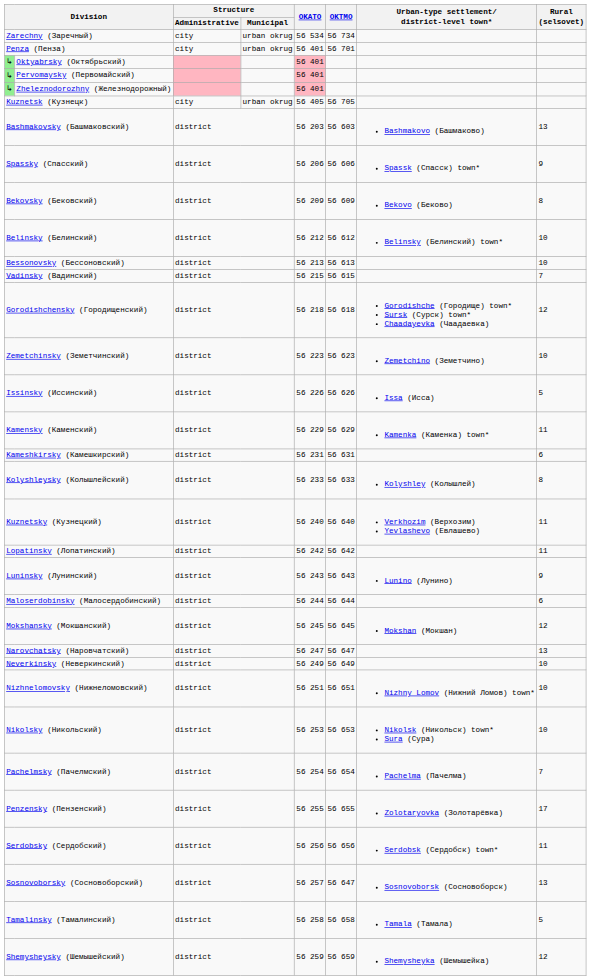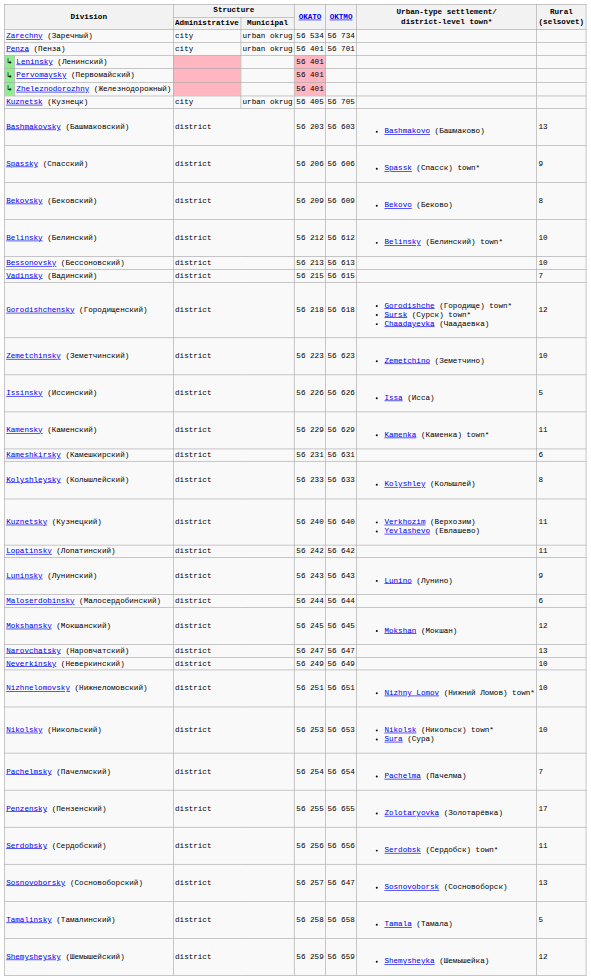+ row: (62, 62)
- row: (71, 62)
